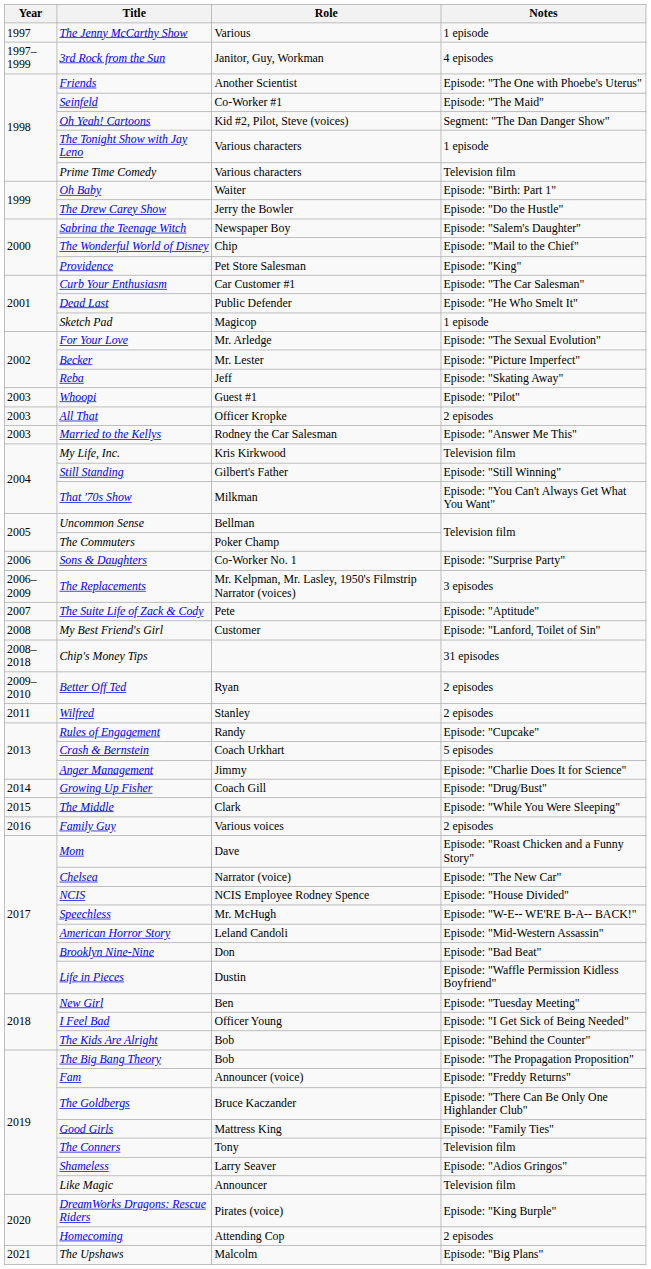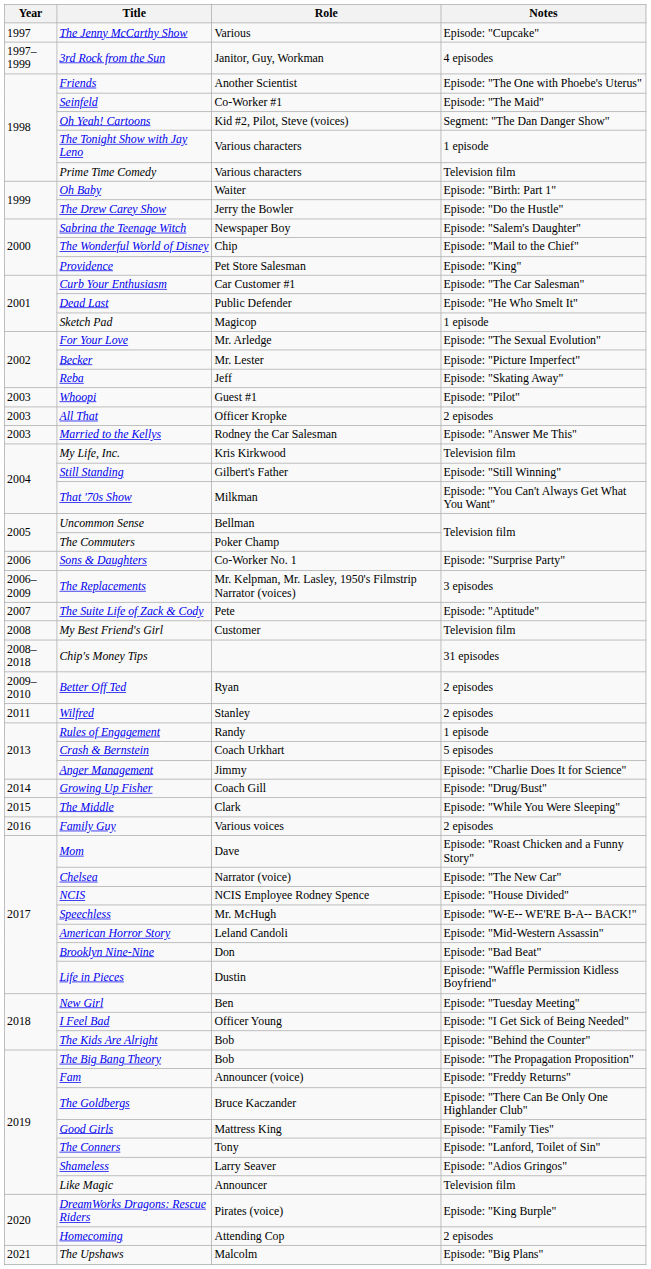(466, 32) 1 episode -> (491, 32) Episode: "Cupcake"
(522, 630) Episode: "Lanford, Toilet of Sin" -> (479, 630) Television film
(491, 732) Episode: "Cupcake" -> (466, 732) 1 episode
(479, 1147) Television film -> (522, 1147) Episode: "Lanford, Toilet of Sin"
